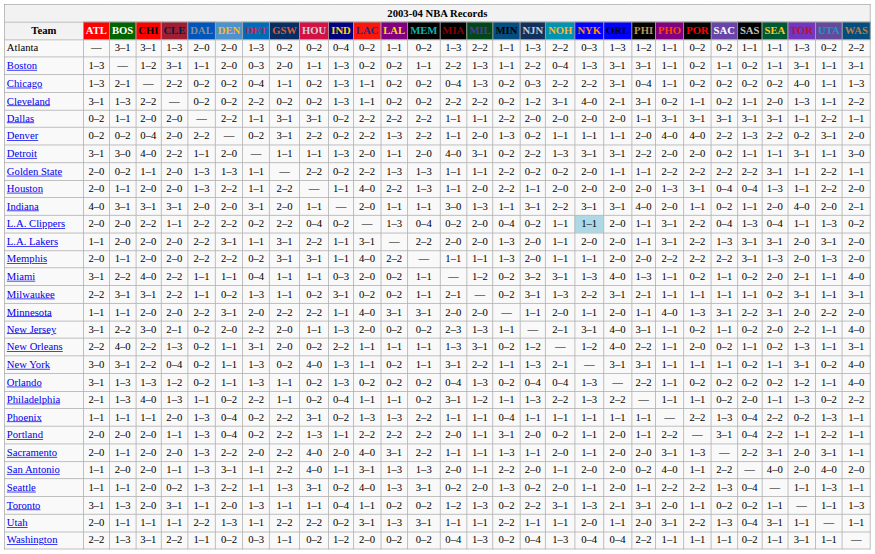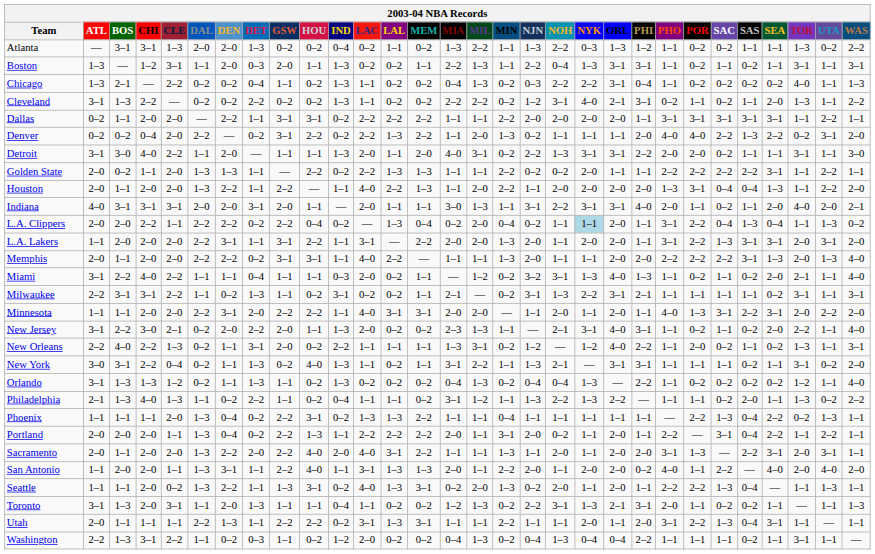(856, 259) 2–0 -> (856, 259) 4–0
(856, 365) 4–0 -> (856, 365) 2–0
